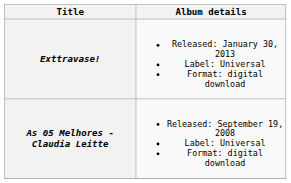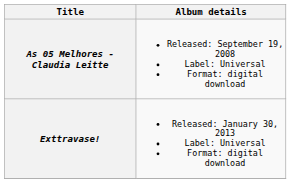rows swapped: (70, 139) <-> (70, 59)
